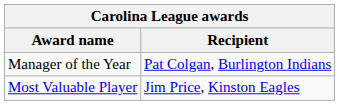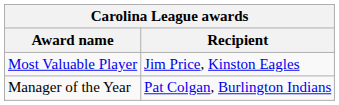rows swapped: (73, 87) <-> (69, 64)
